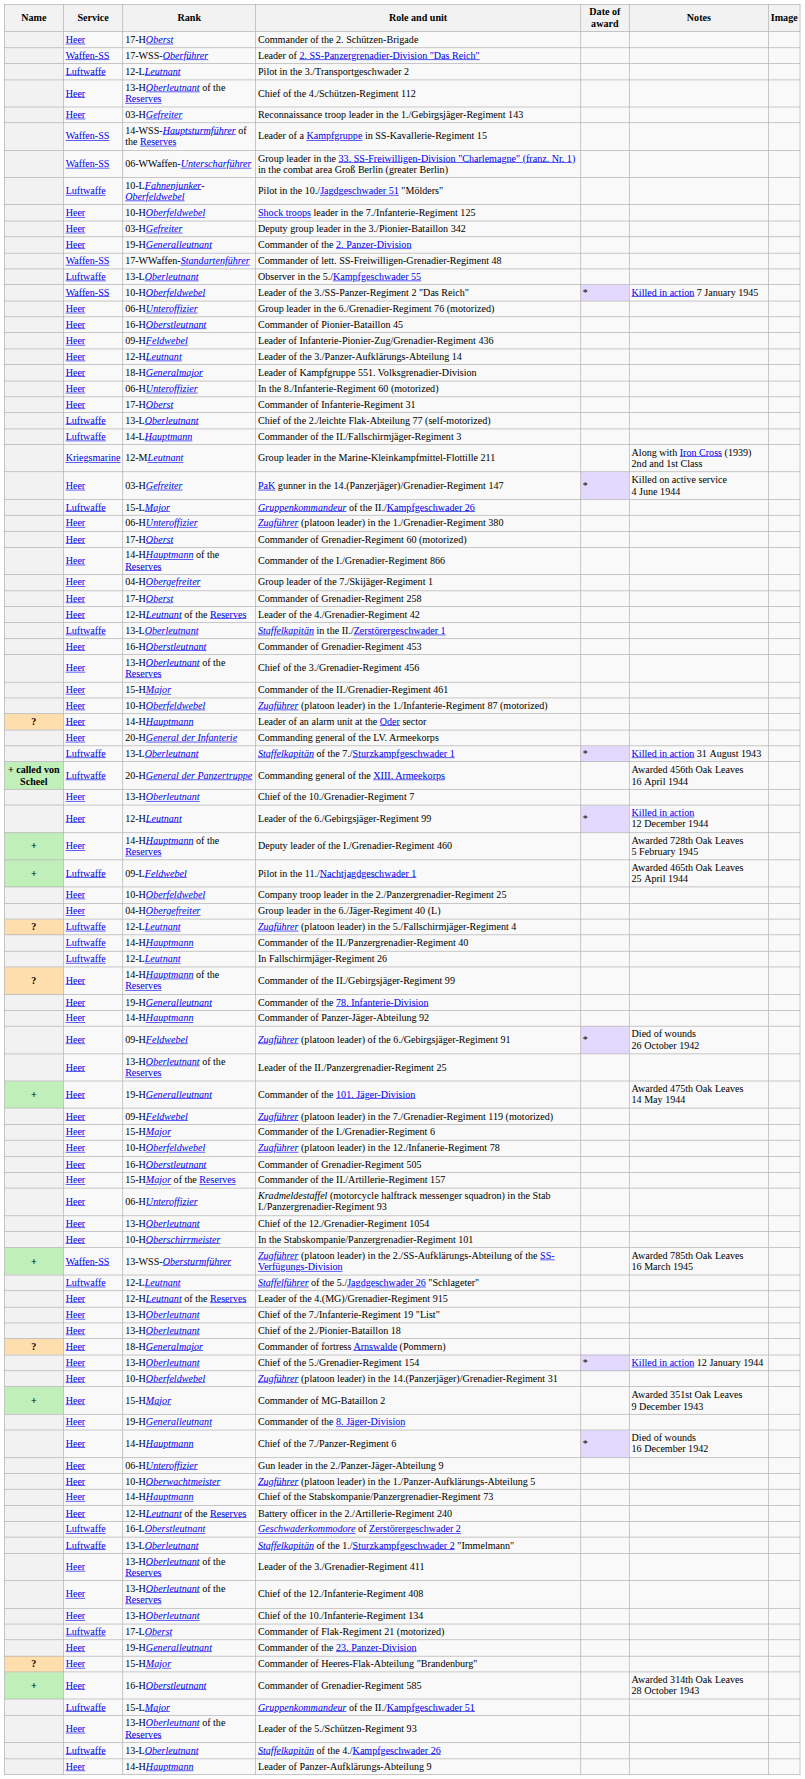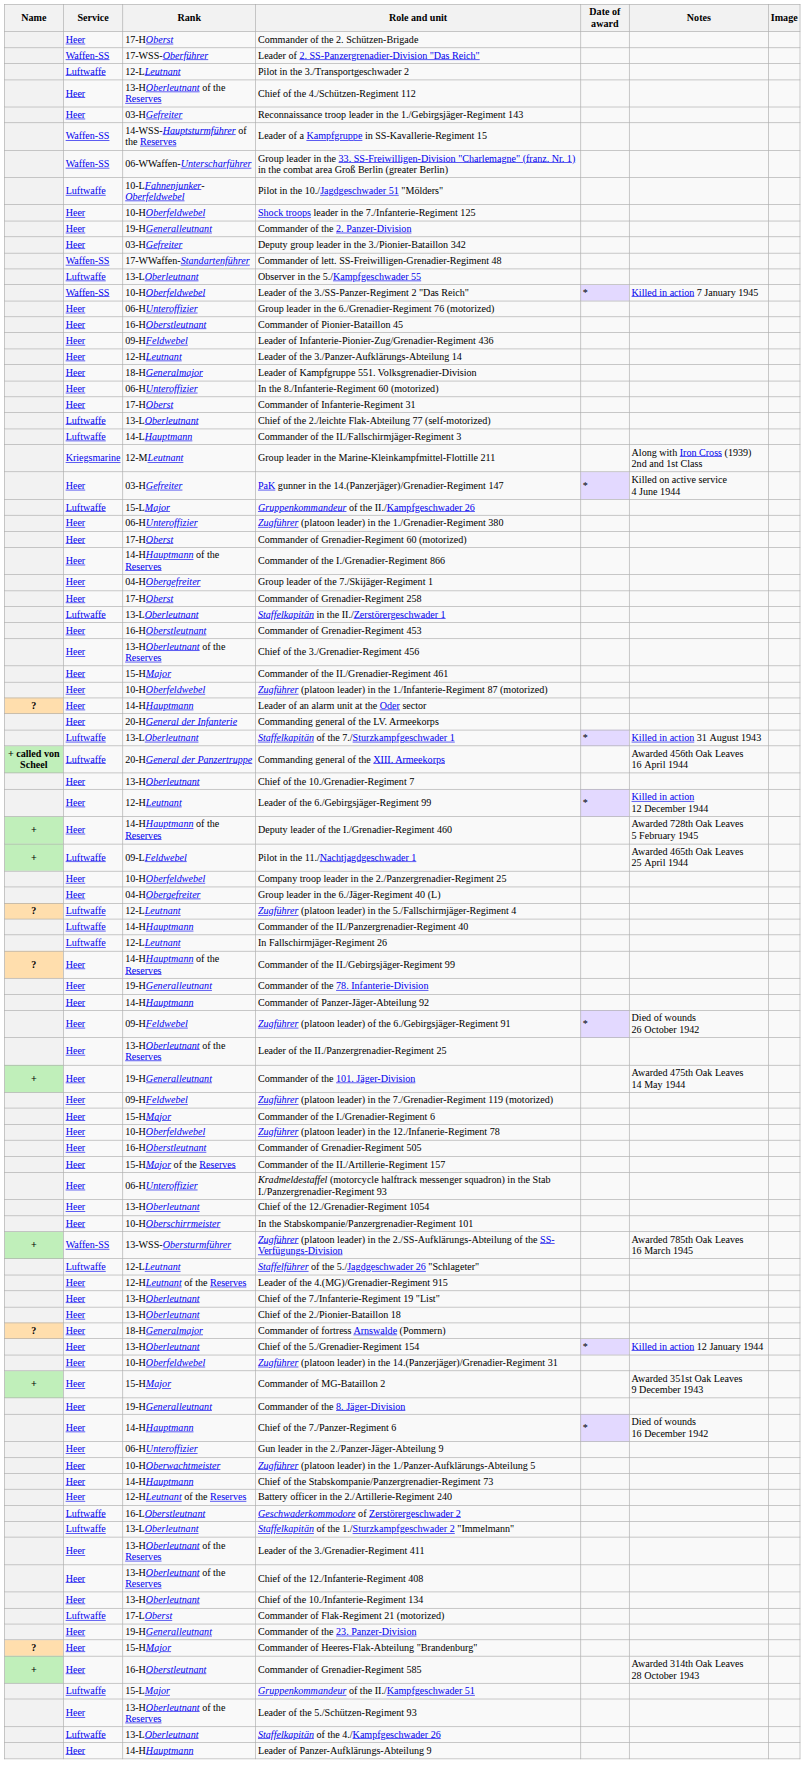rows swapped: (362, 229) <-> (335, 245)
- row: (339, 614)
